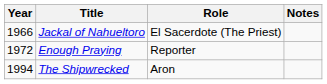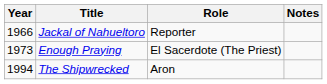(216, 32) El Sacerdote (The Priest) -> (173, 32) Reporter
(20, 50) 1972 -> (20, 50) 1973
(173, 50) Reporter -> (216, 50) El Sacerdote (The Priest)
